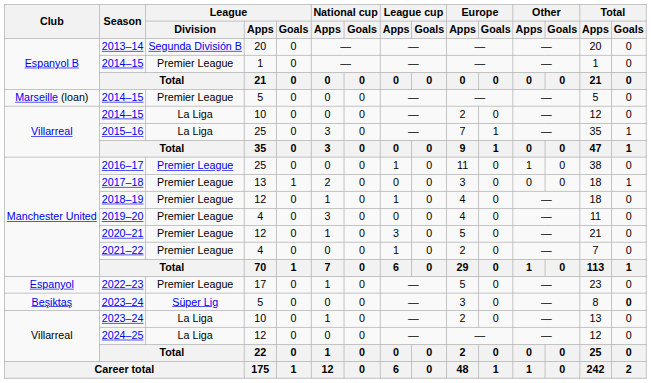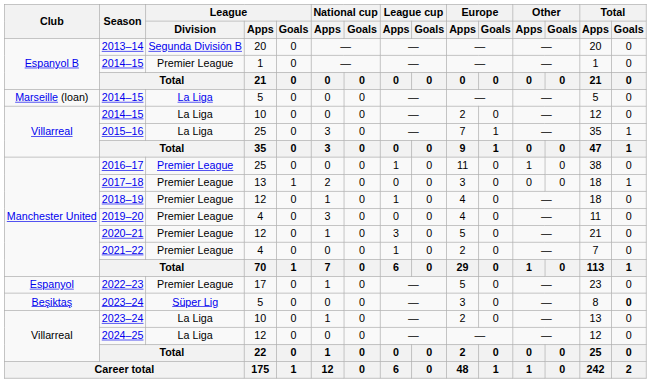(195, 98) Premier League -> (195, 98) La Liga
